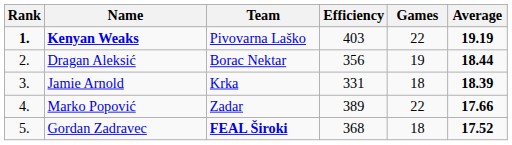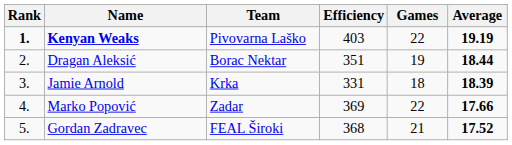(354, 60) 356 -> (354, 60) 351
(354, 106) 389 -> (354, 106) 369
(249, 128) bold -> (247, 128) normal
(417, 128) 18 -> (417, 128) 21
